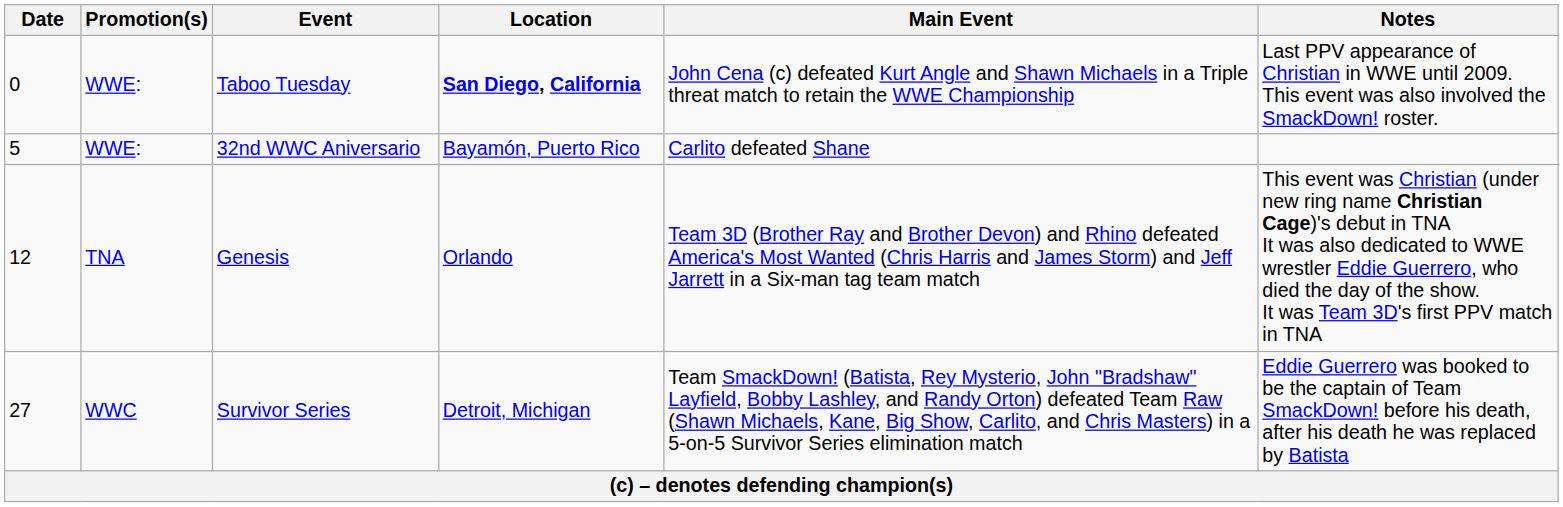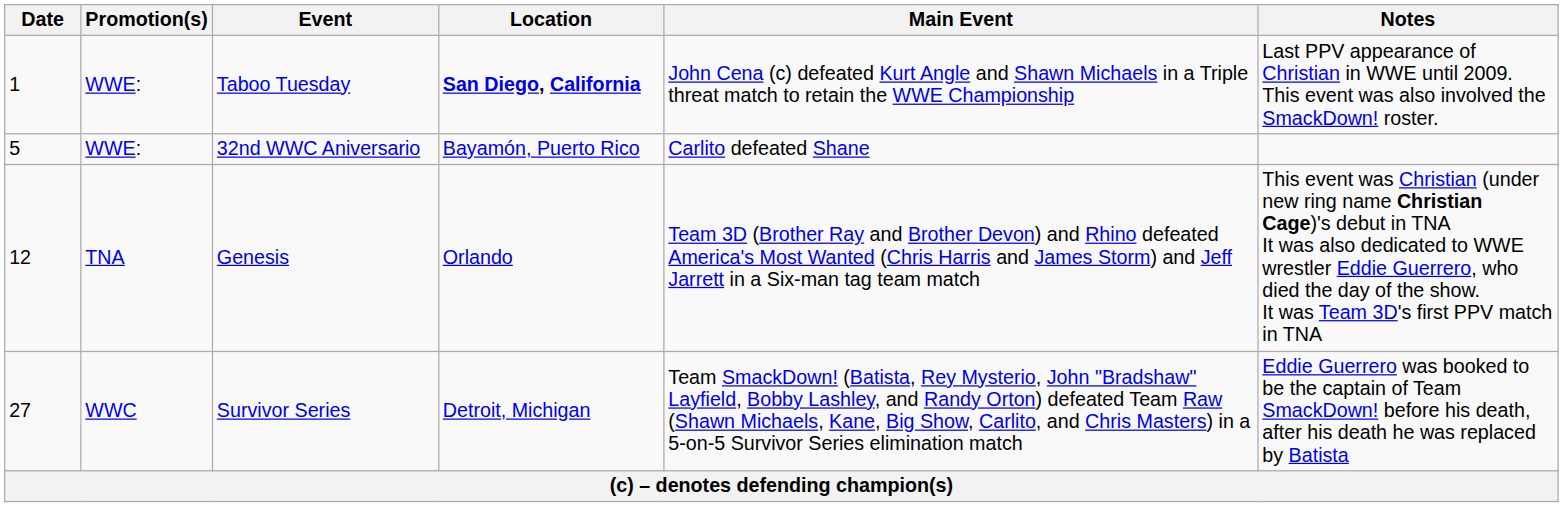(15, 84) 0 -> (15, 84) 1
